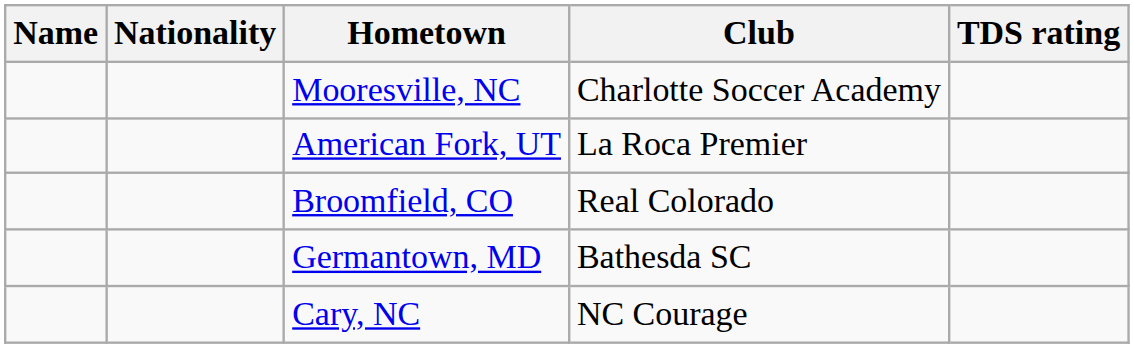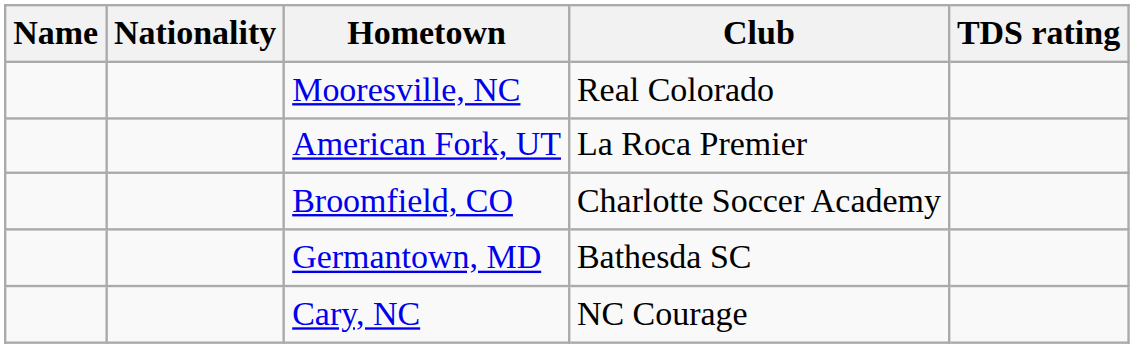(759, 88) Charlotte Soccer Academy -> (675, 88) Real Colorado
(675, 201) Real Colorado -> (759, 201) Charlotte Soccer Academy
